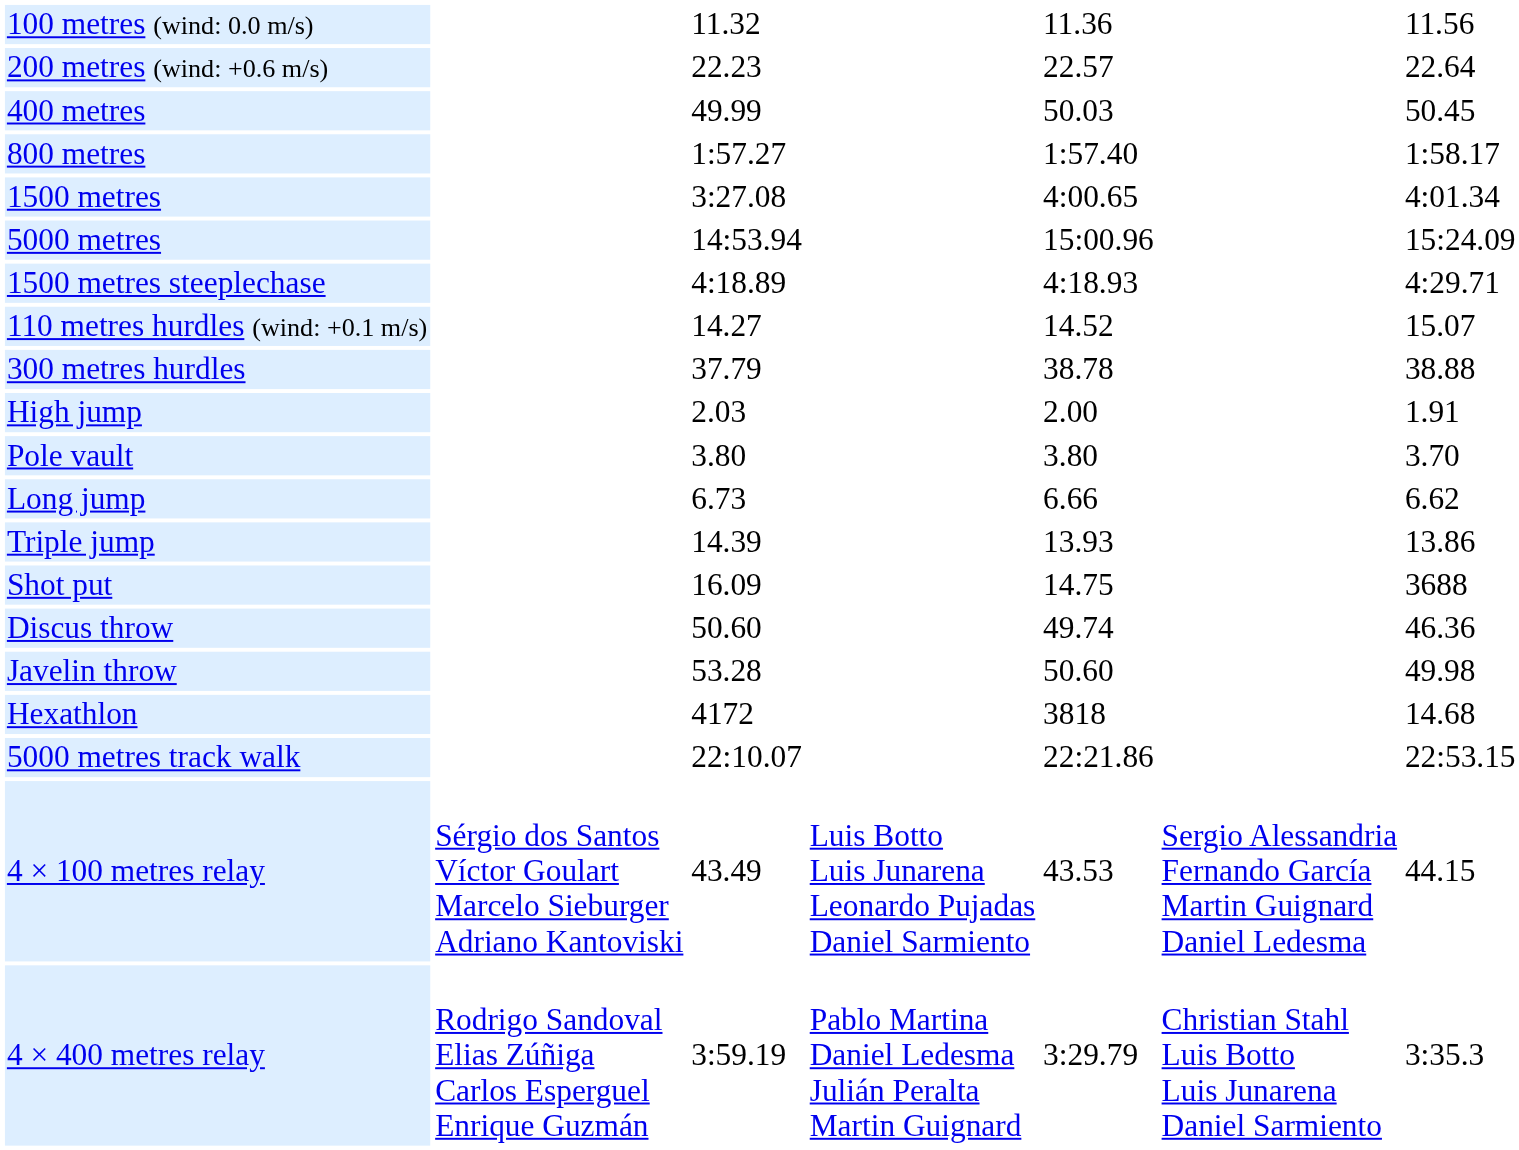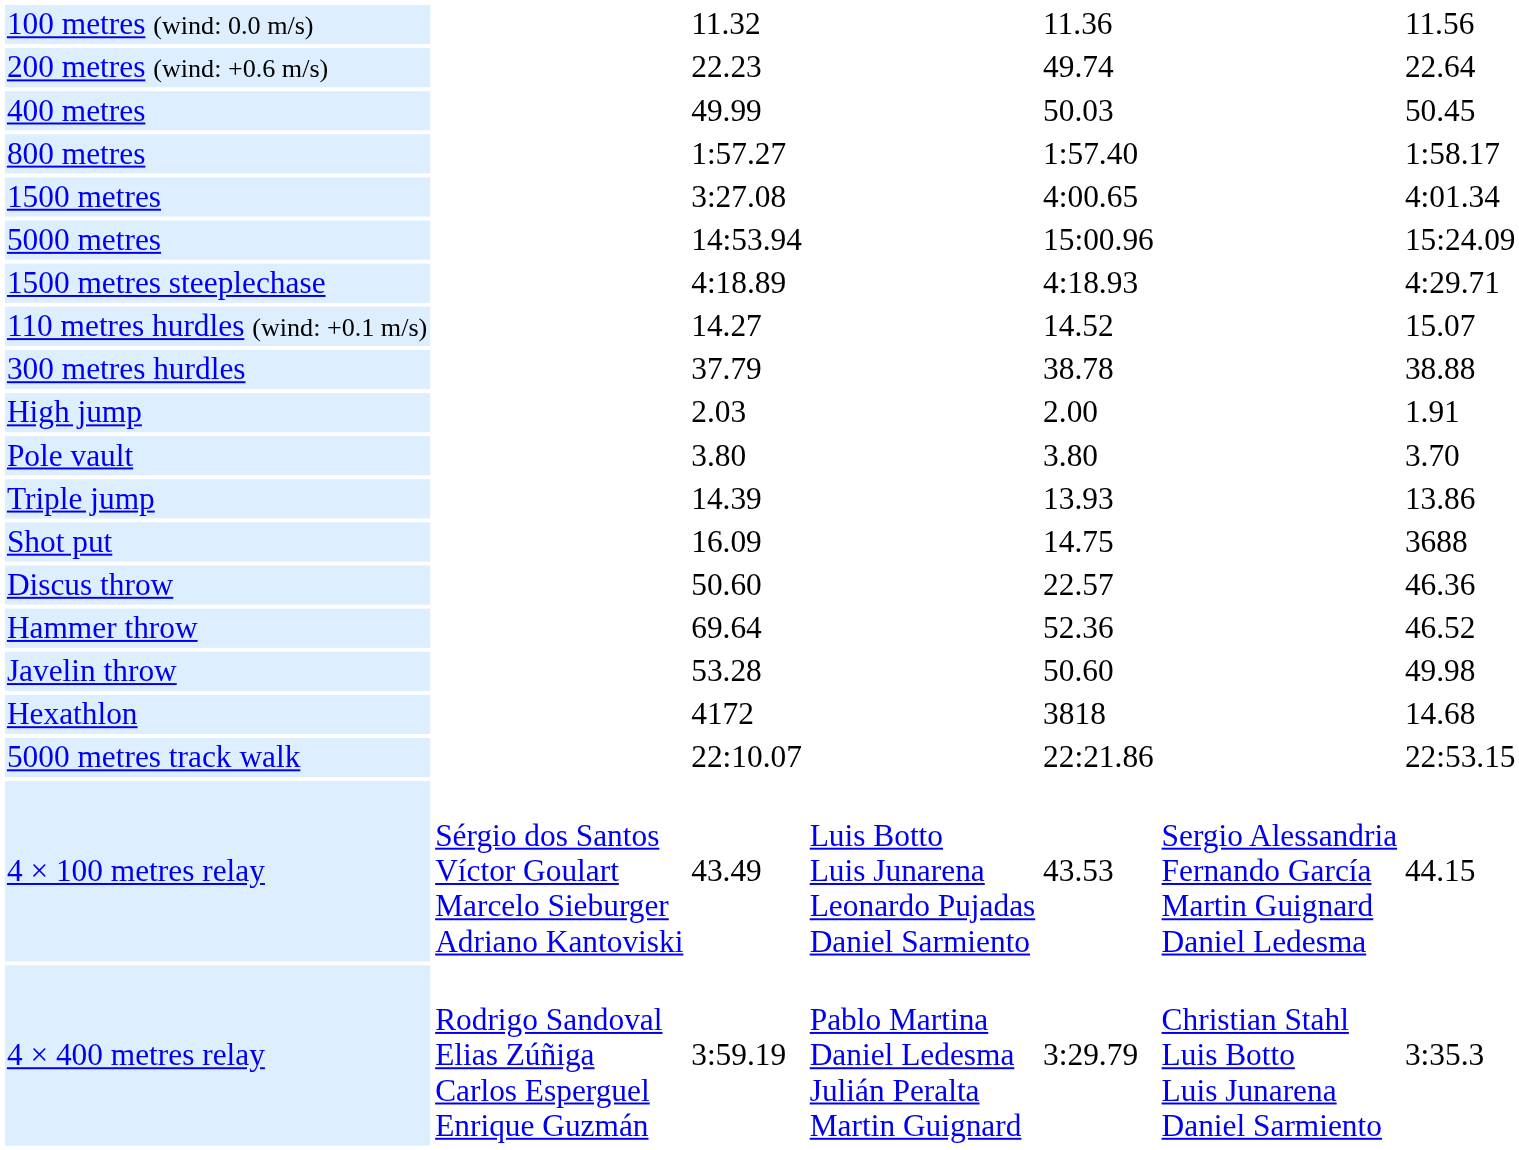(1078, 67) 22.57 -> (1078, 67) 49.74
- row: (76, 498)
(1078, 627) 49.74 -> (1078, 584) 22.57
+ row: (102, 627)
